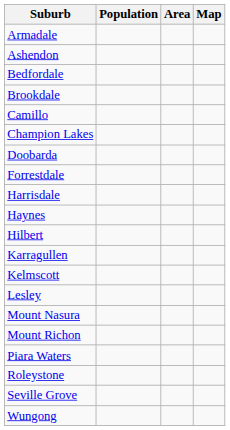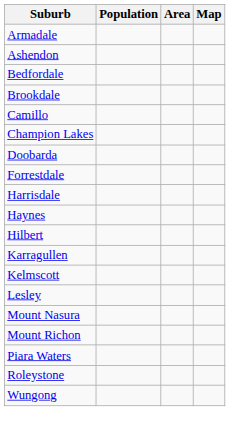- row: (42, 395)
